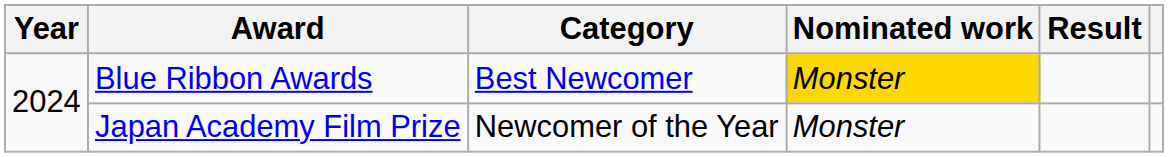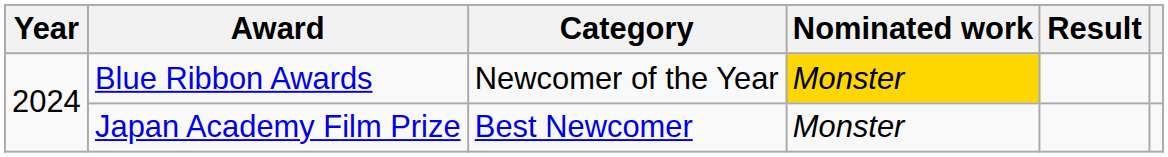(584, 77) Best Newcomer -> (627, 77) Newcomer of the Year
(627, 126) Newcomer of the Year -> (584, 126) Best Newcomer
